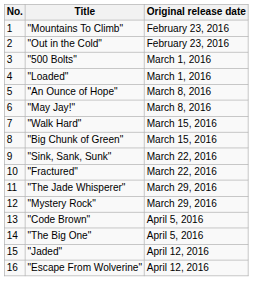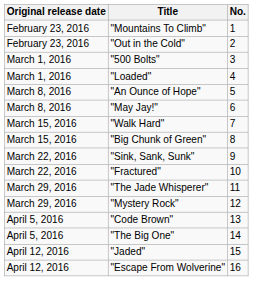columns swapped: (15, 12) <-> (196, 12)
